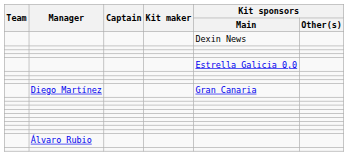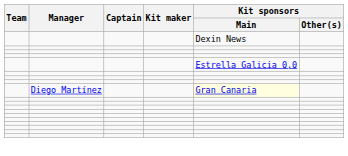(226, 90) no background -> (226, 90) lightyellow background
- row: (17, 140)
